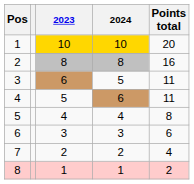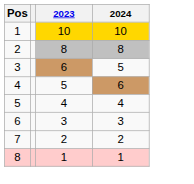- column: (169, 19)
